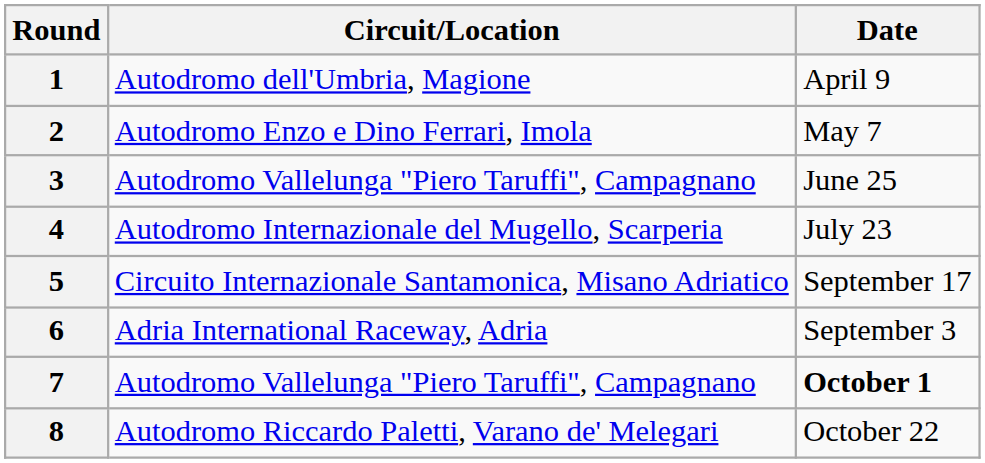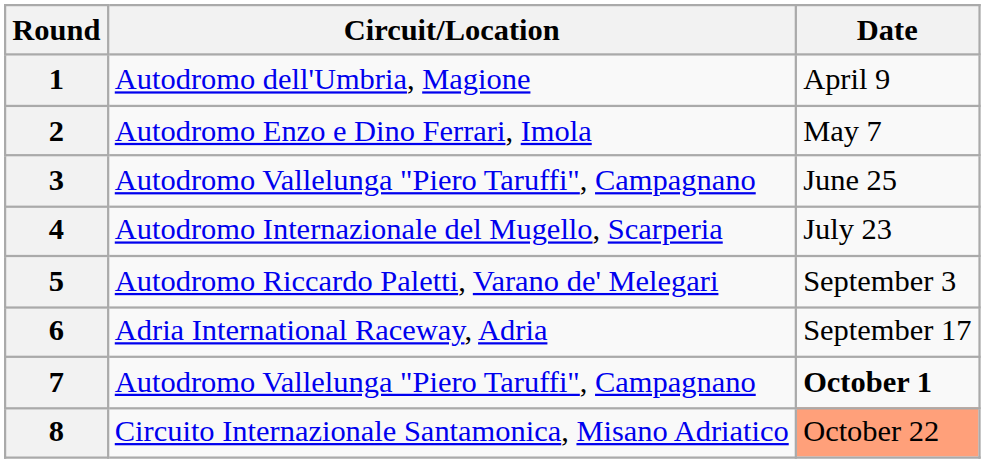(452, 280) Circuito Internazionale Santamonica, Misano Adriatico -> (417, 280) Autodromo Riccardo Paletti, Varano de' Melegari
(887, 280) September 17 -> (880, 280) September 3
(880, 330) September 3 -> (887, 330) September 17
(417, 431) Autodromo Riccardo Paletti, Varano de' Melegari -> (452, 431) Circuito Internazionale Santamonica, Misano Adriatico
(871, 431) no background -> (871, 431) lightsalmon background
